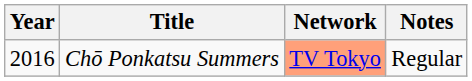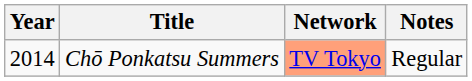(32, 57) 2016 -> (32, 57) 2014
